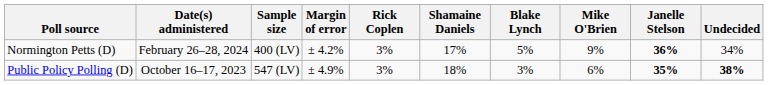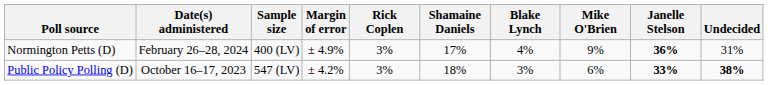(326, 50) ± 4.2% -> (326, 50) ± 4.9%
(525, 50) 5% -> (525, 50) 4%
(732, 50) 34% -> (732, 50) 31%
(326, 70) ± 4.9% -> (326, 70) ± 4.2%
(666, 70) 35% -> (666, 70) 33%
